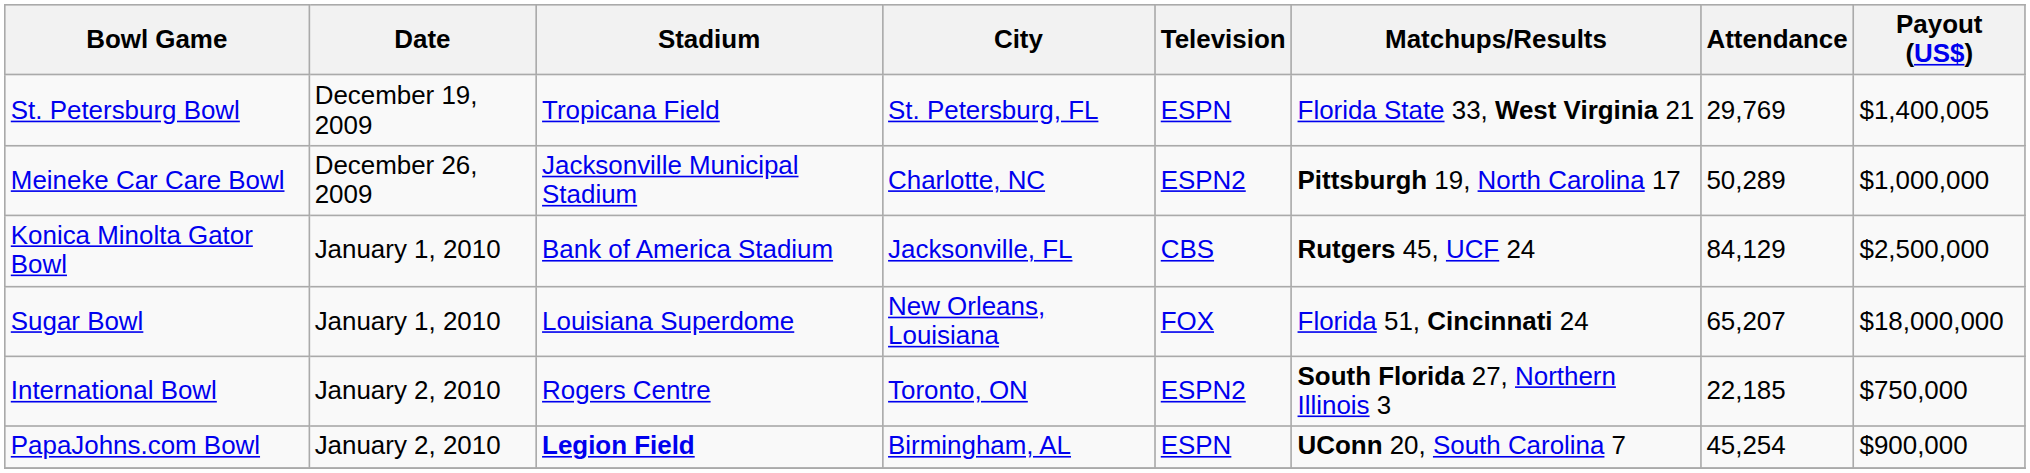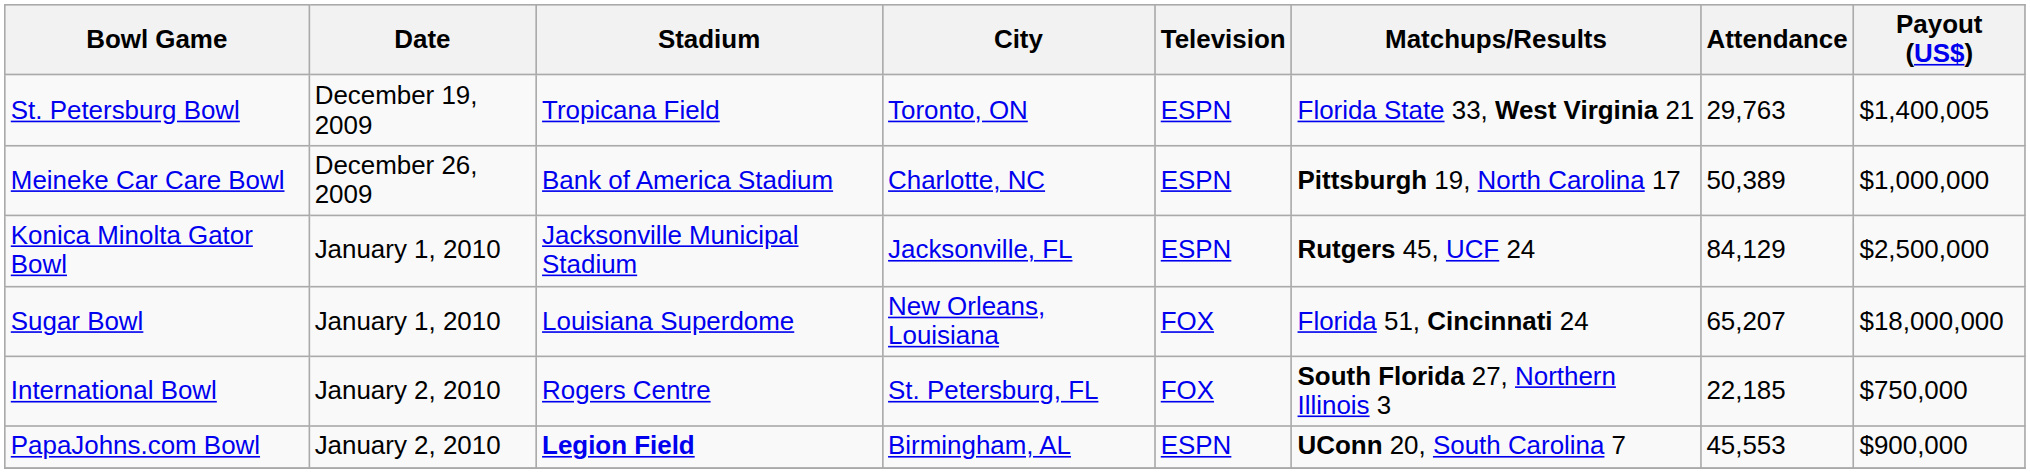(993, 109) St. Petersburg, FL -> (958, 109) Toronto, ON
(1746, 109) 29,769 -> (1746, 109) 29,763
(670, 180) Jacksonville Municipal Stadium -> (688, 180) Bank of America Stadium
(1203, 180) ESPN2 -> (1196, 180) ESPN
(1746, 180) 50,289 -> (1746, 180) 50,389
(688, 250) Bank of America Stadium -> (670, 250) Jacksonville Municipal Stadium
(1187, 250) CBS -> (1196, 250) ESPN
(958, 390) Toronto, ON -> (993, 390) St. Petersburg, FL
(1203, 390) ESPN2 -> (1187, 390) FOX
(1746, 446) 45,254 -> (1746, 446) 45,553
